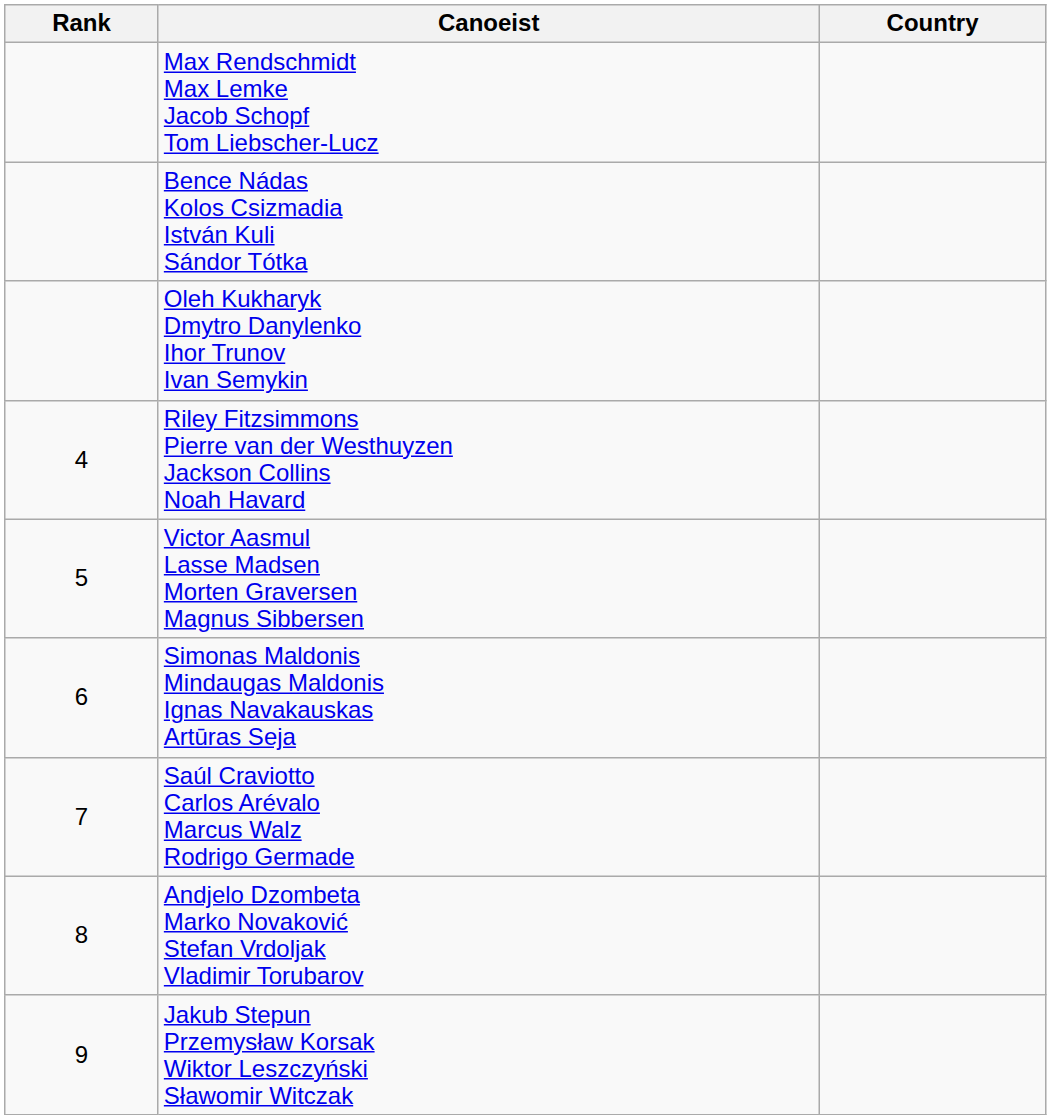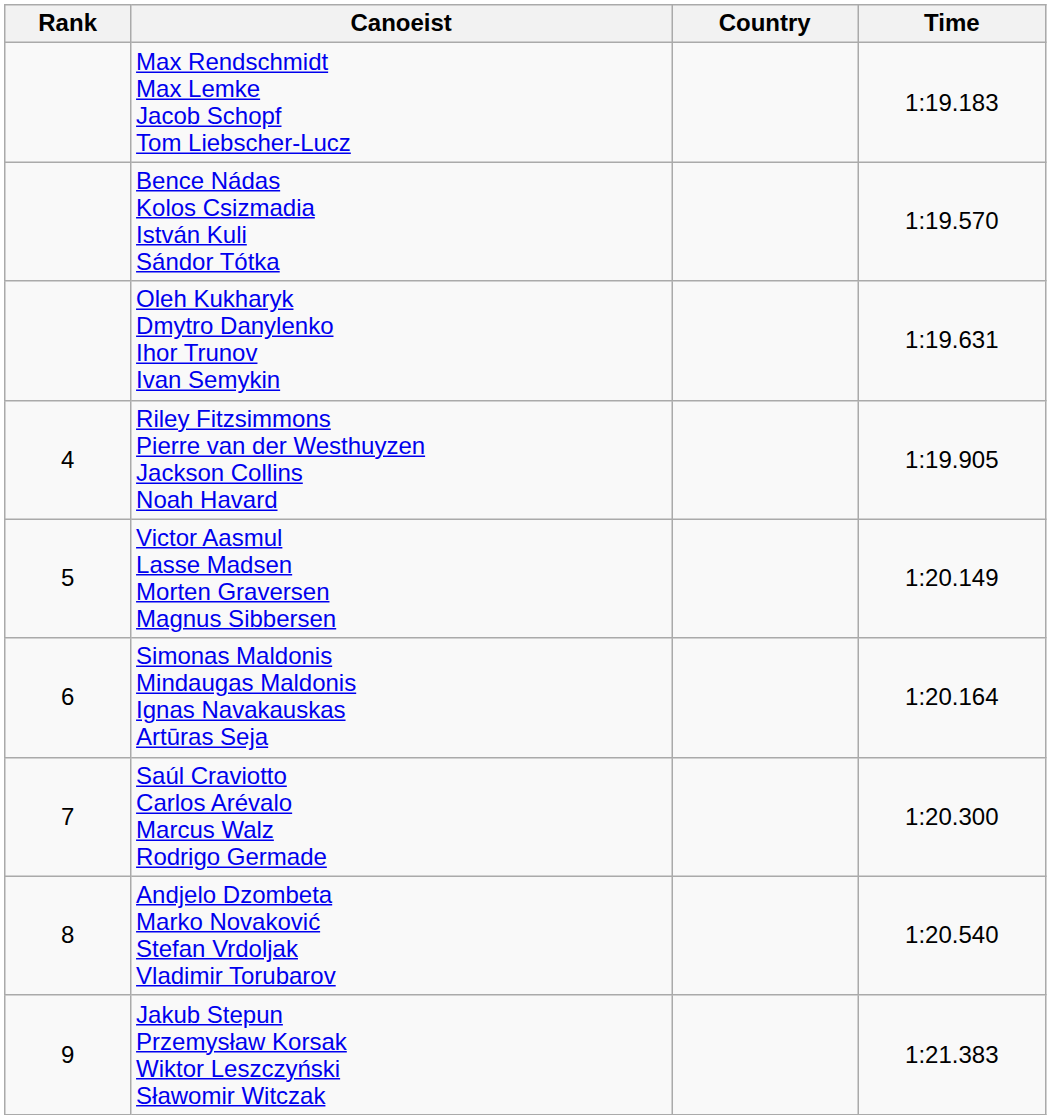+ column: (952, 23)
